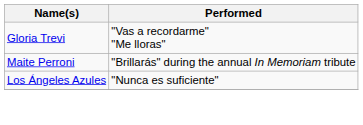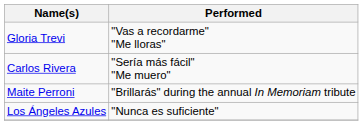+ row: (41, 68)
